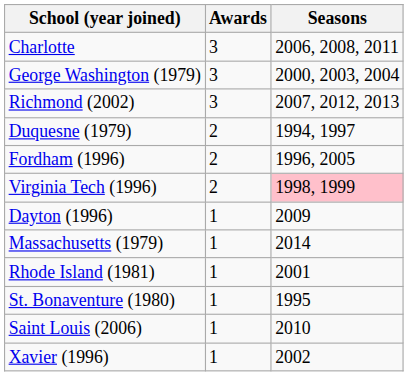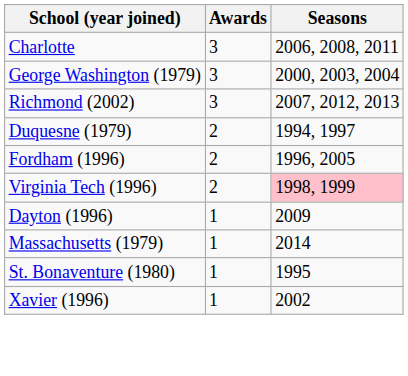- row: (82, 272)
- row: (75, 328)
